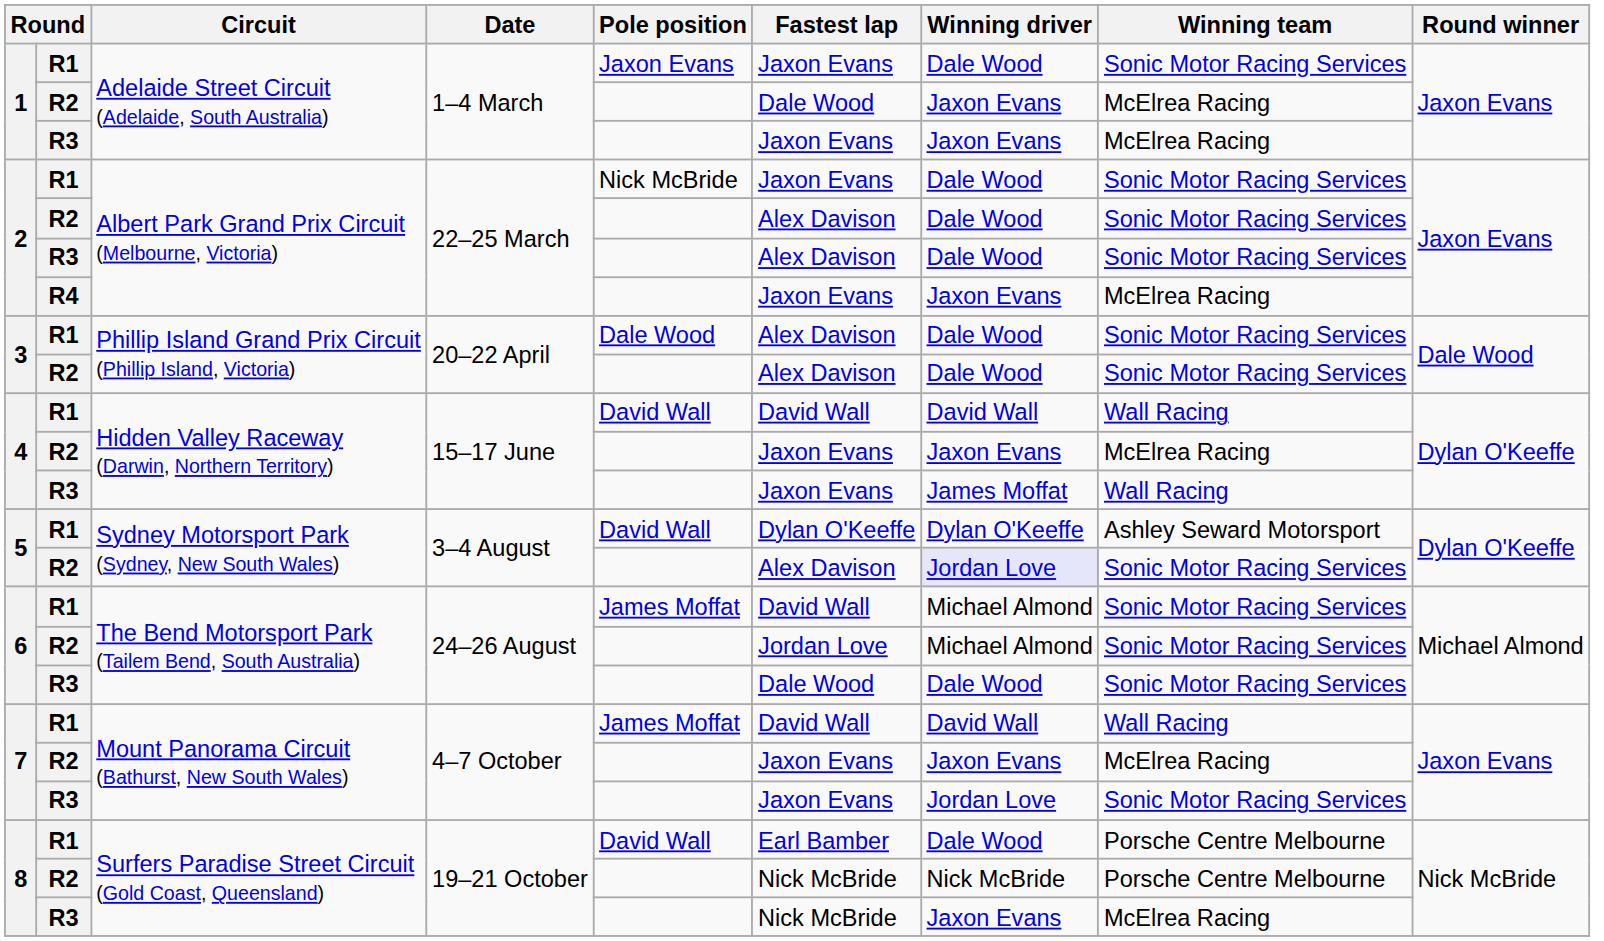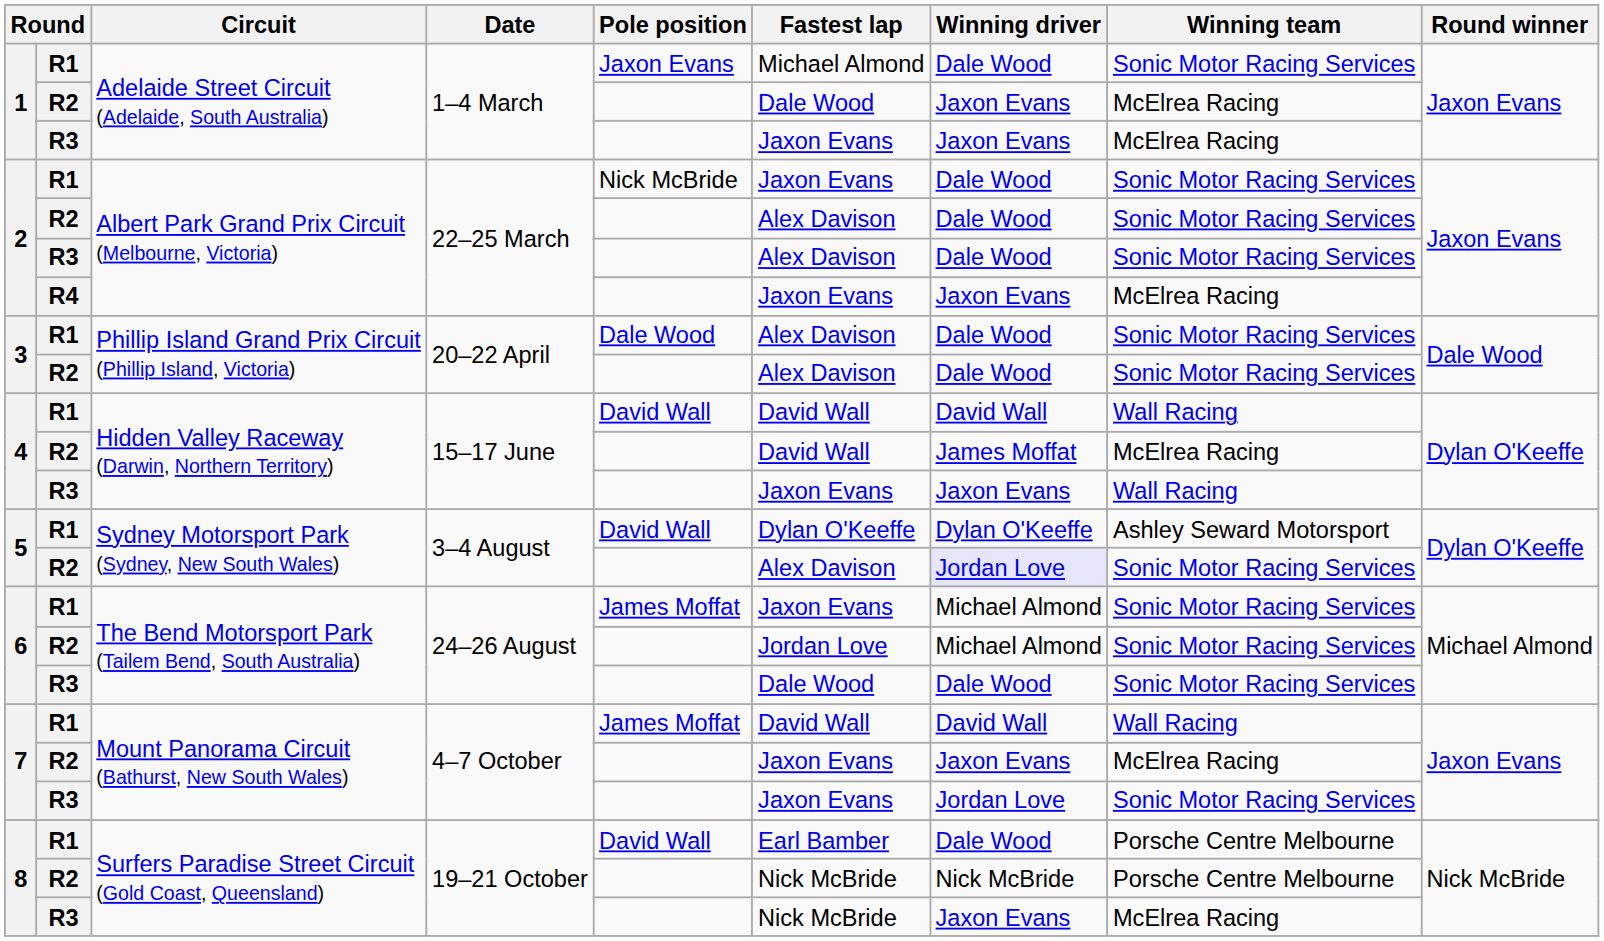(826, 63) Jaxon Evans -> (841, 63) Michael Almond
(826, 451) Jaxon Evans -> (814, 451) David Wall
(994, 451) Jaxon Evans -> (1006, 451) James Moffat
(997, 490) James Moffat -> (1003, 490) Jaxon Evans
(814, 606) David Wall -> (826, 606) Jaxon Evans
